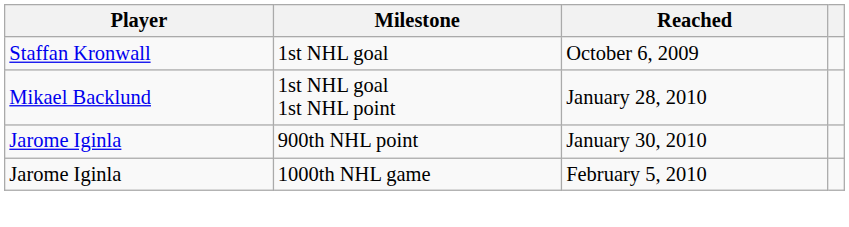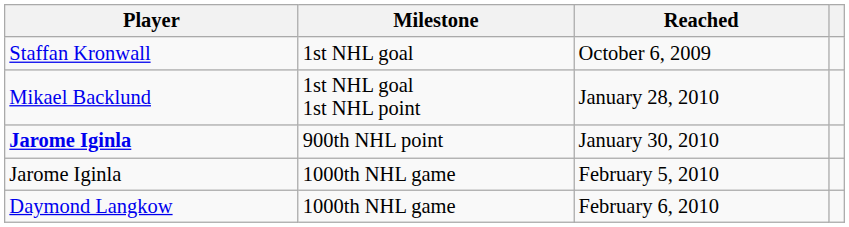(65, 141) normal -> (70, 141) bold
+ row: (649, 206)
